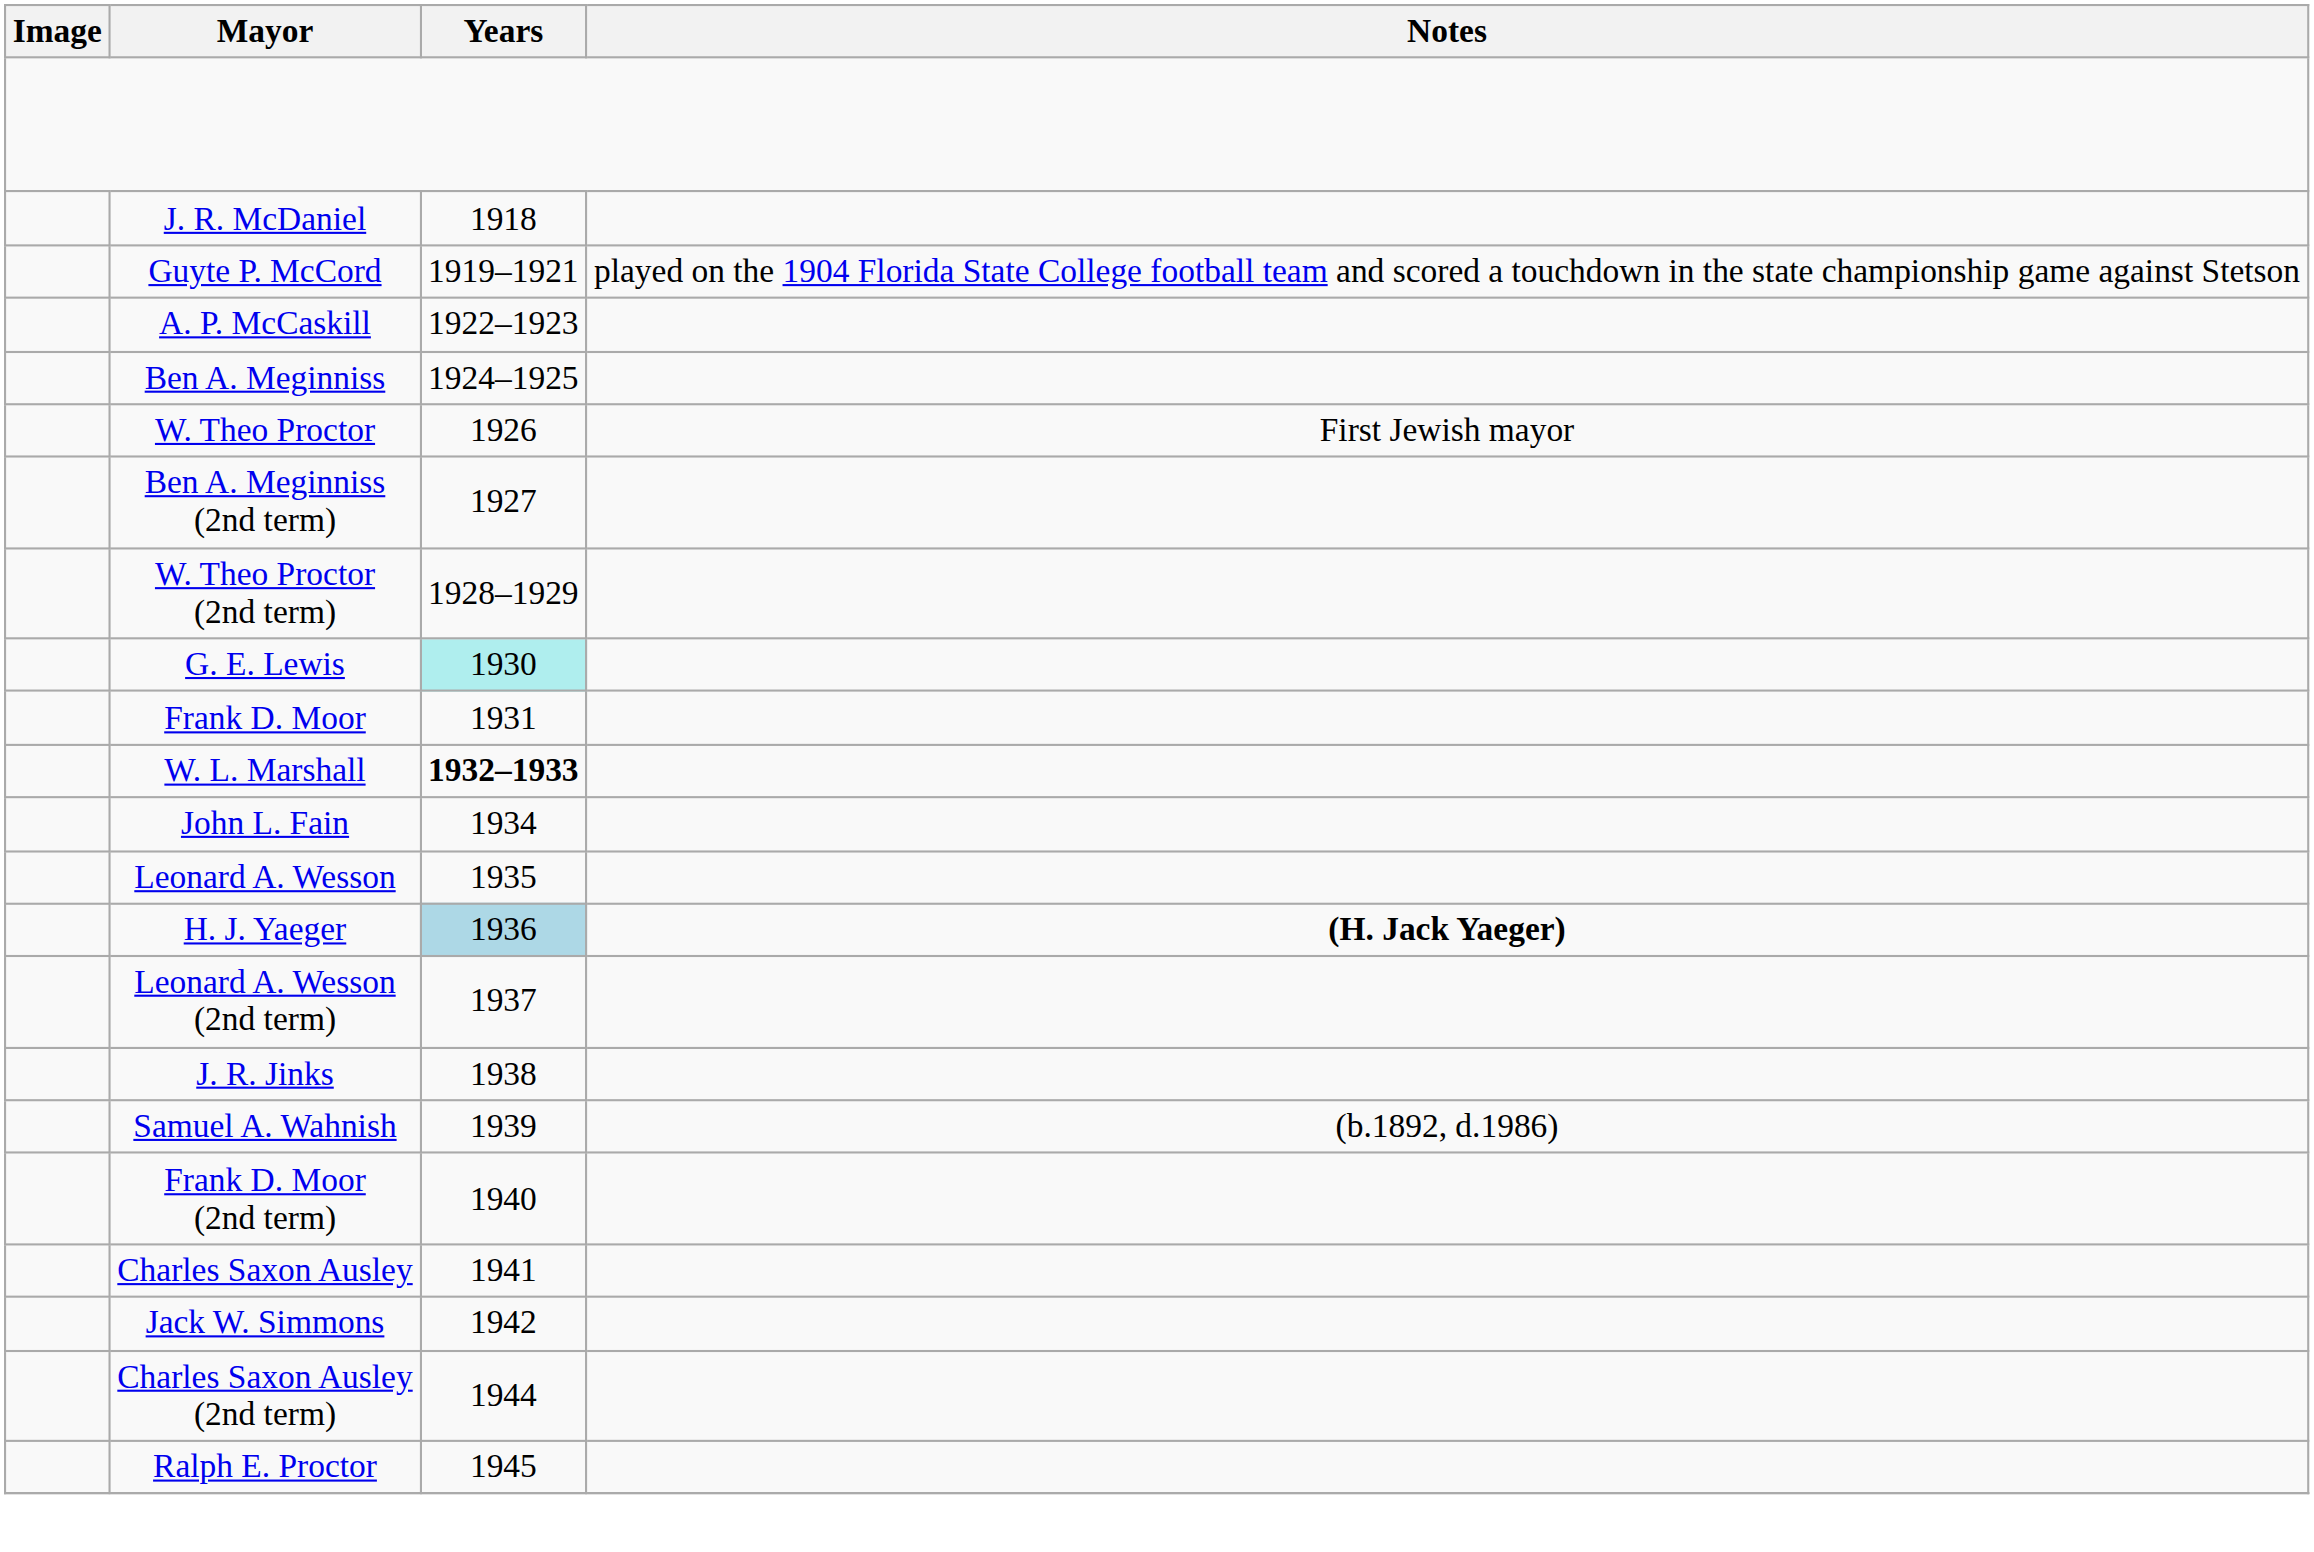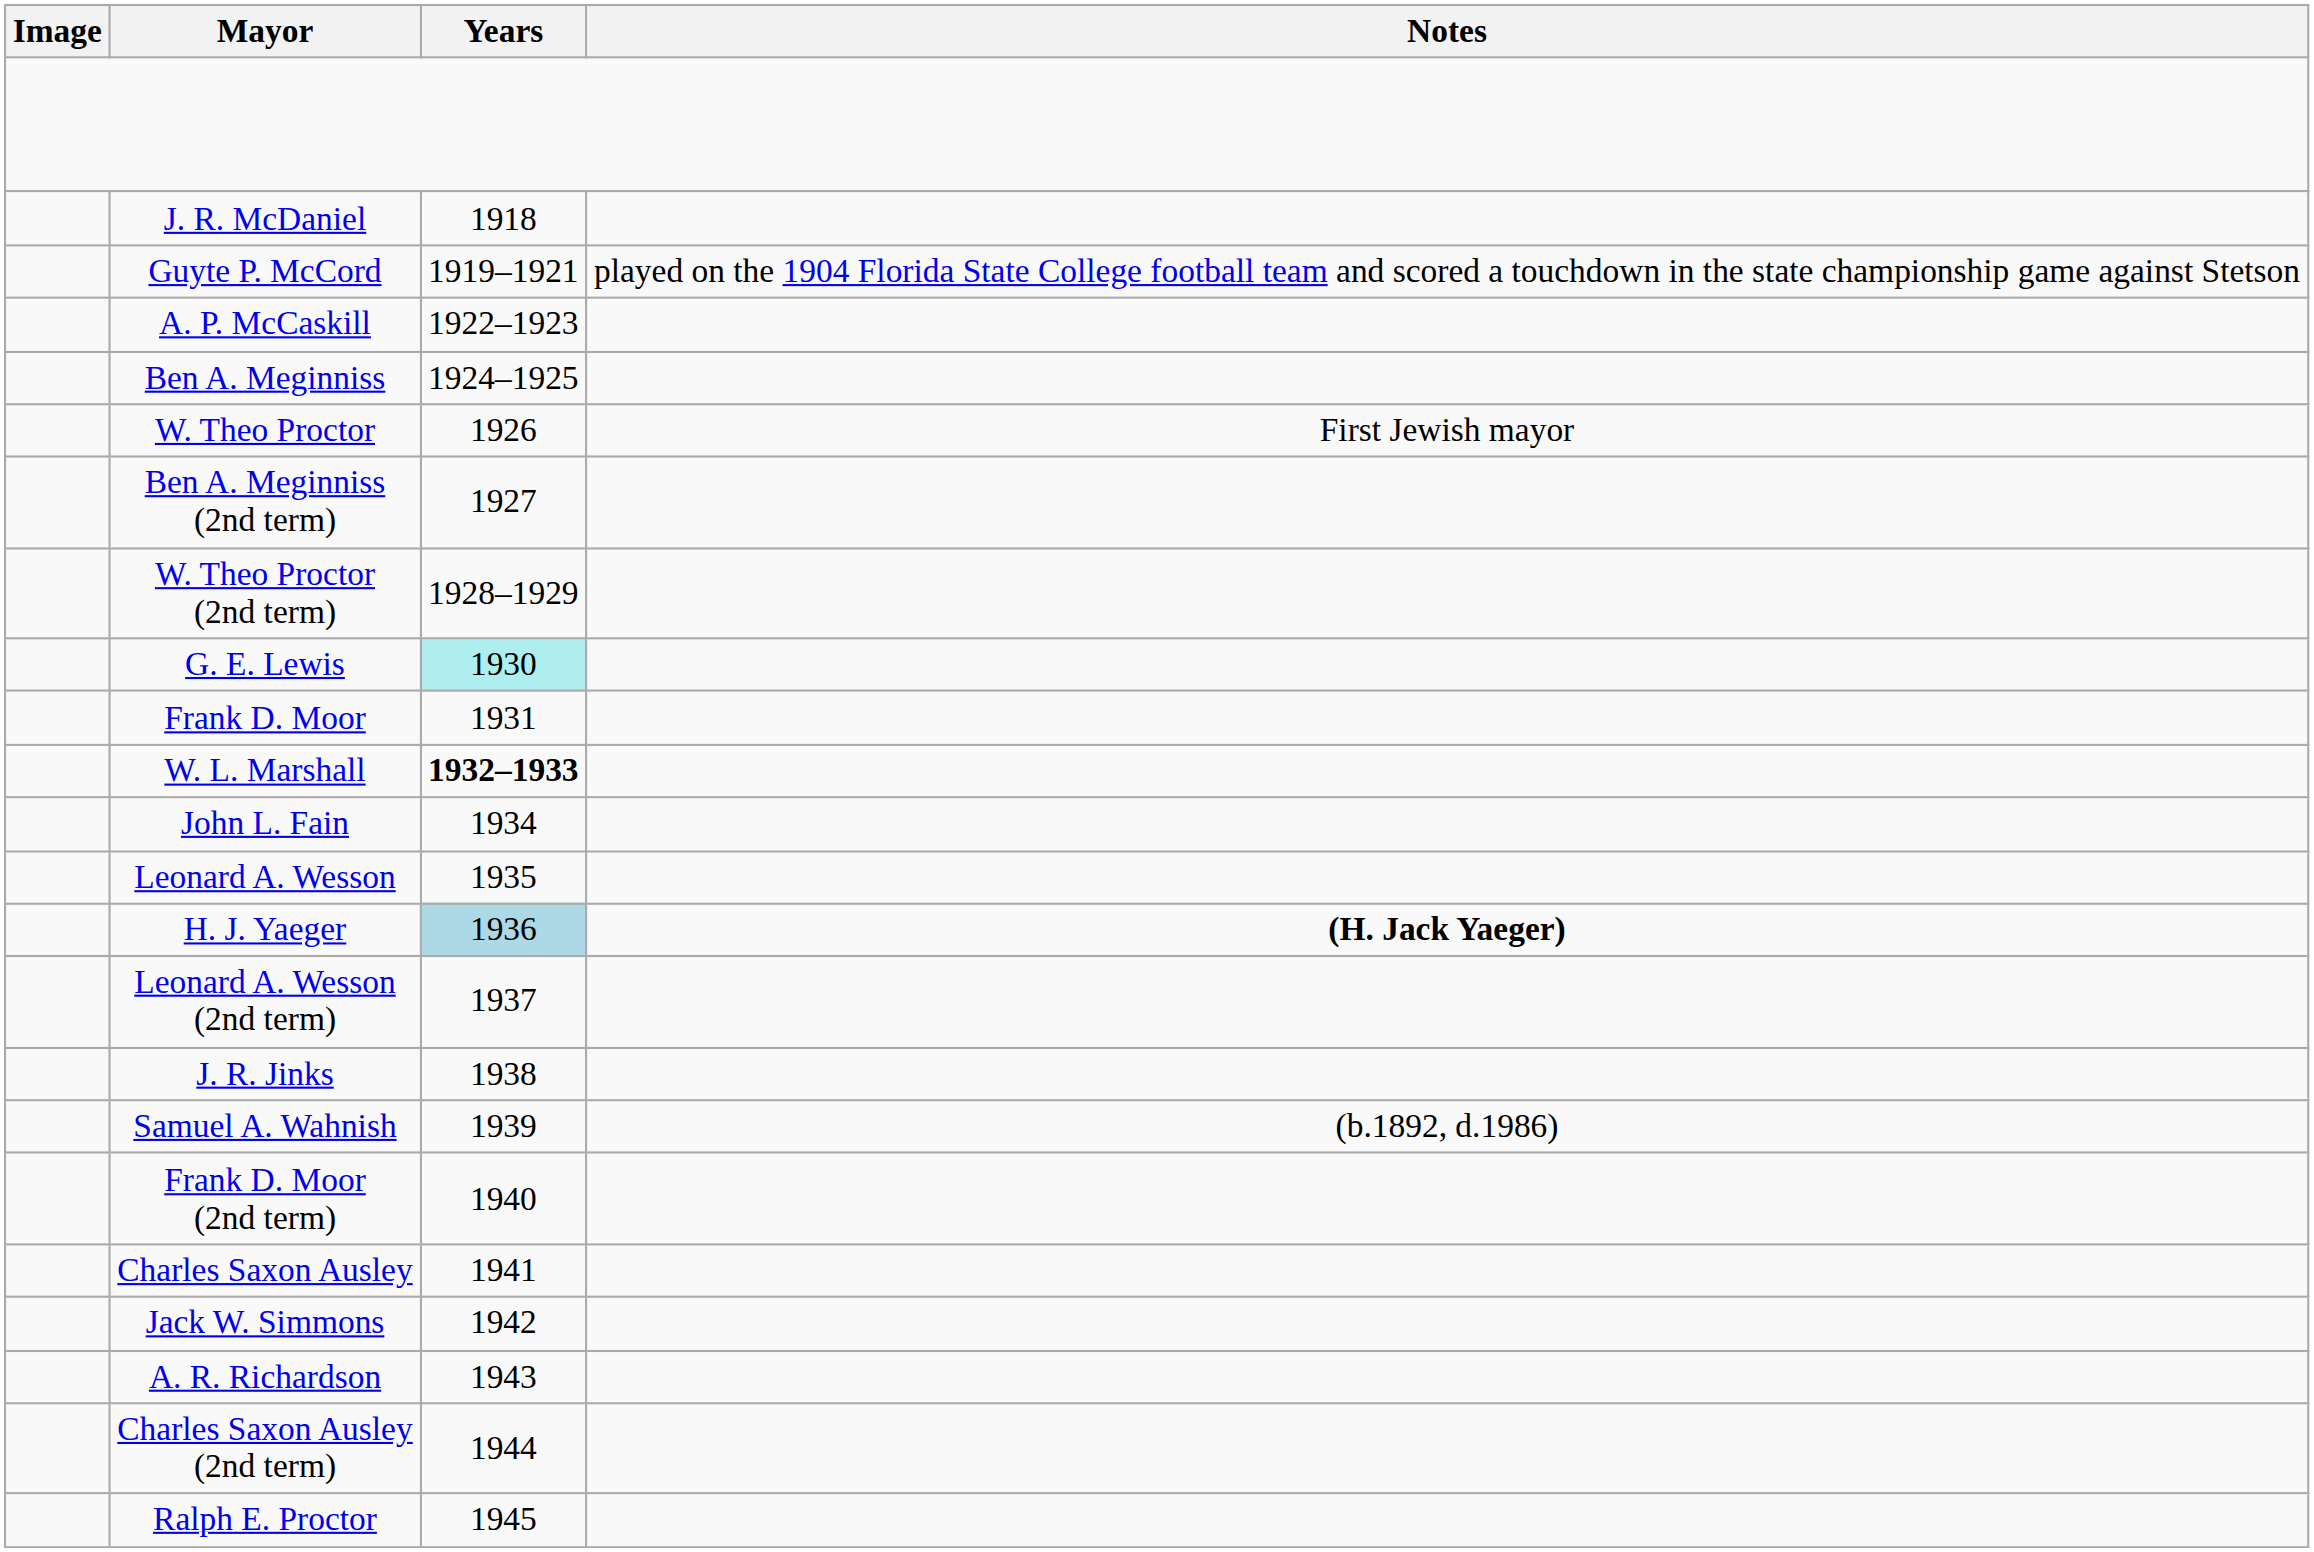+ row: (265, 1375)
